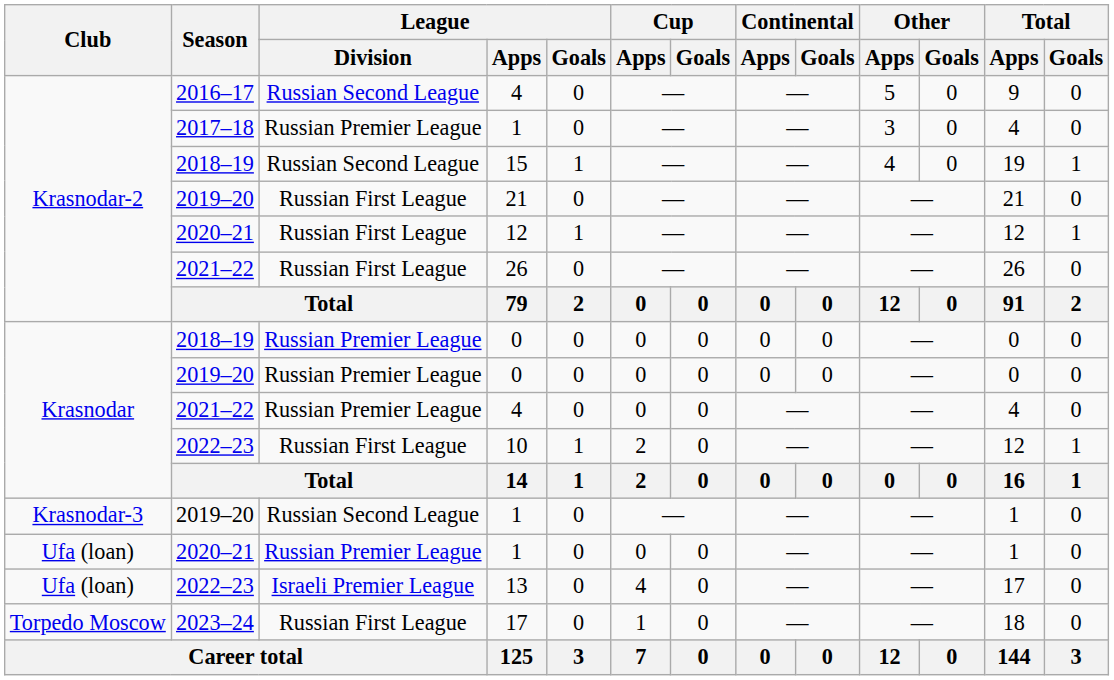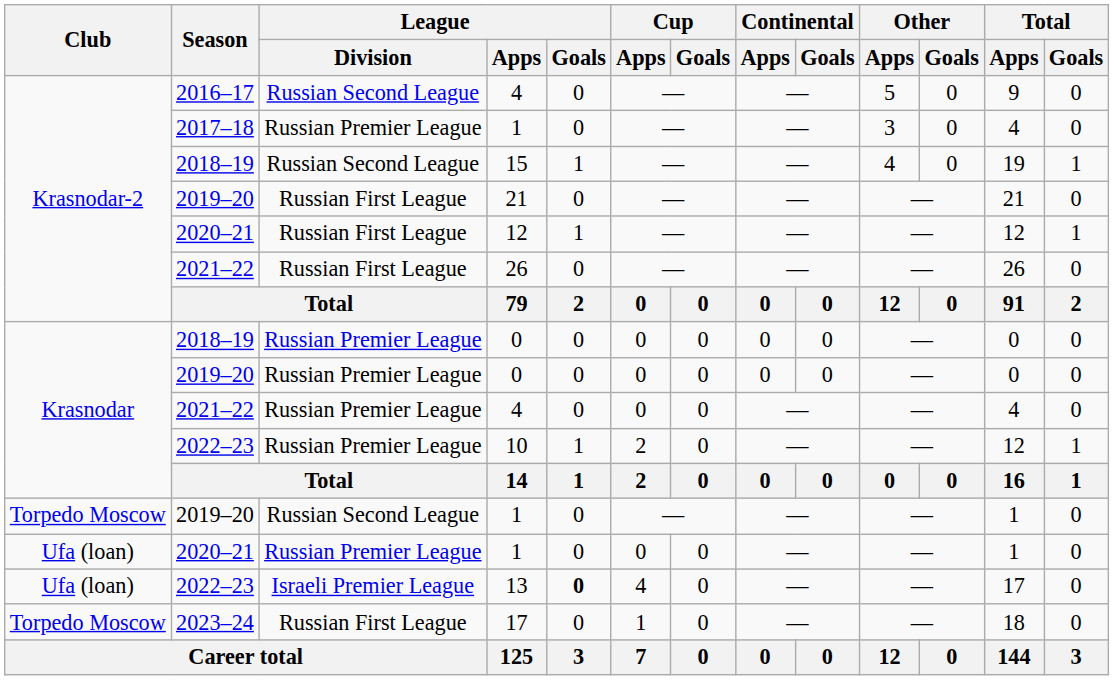(373, 445) Russian First League -> (373, 445) Russian Premier League
(88, 515) Krasnodar-3 -> (88, 515) Torpedo Moscow
(579, 586) normal -> (579, 586) bold
